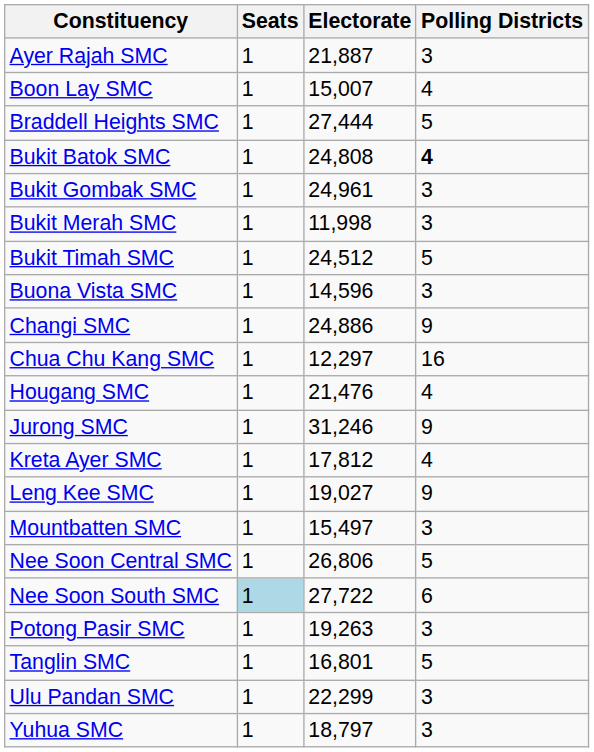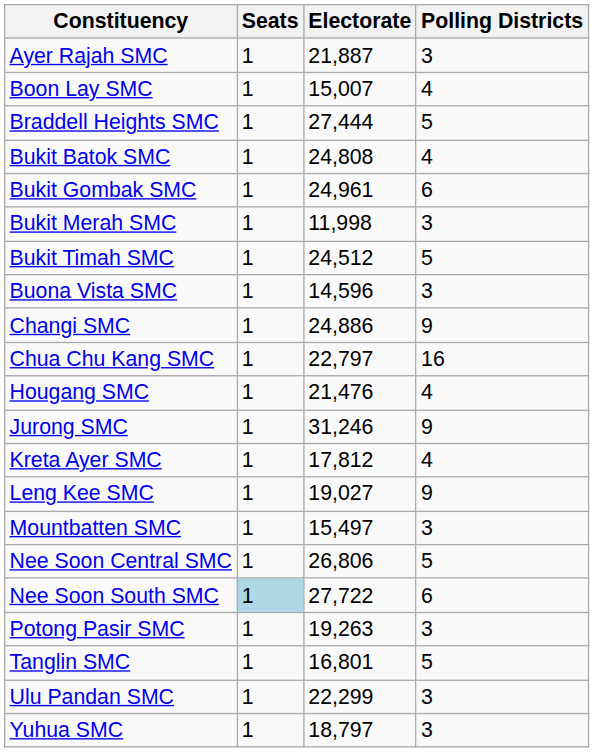(427, 156) bold -> (427, 156) normal
(427, 190) 3 -> (427, 190) 6
(341, 358) 12,297 -> (341, 358) 22,797
